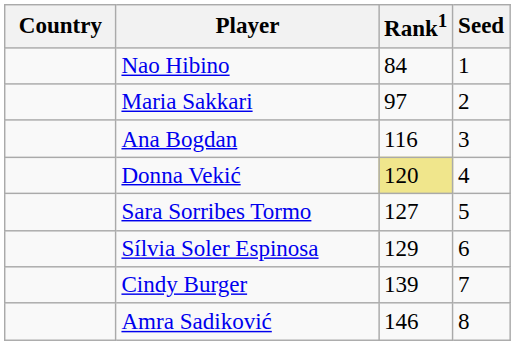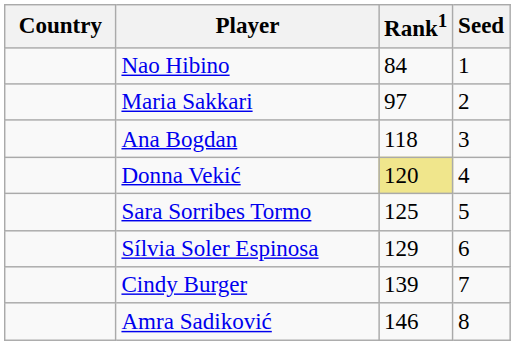(401, 138) 116 -> (401, 138) 118
(401, 211) 127 -> (401, 211) 125
